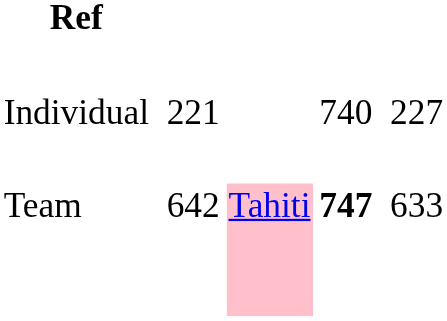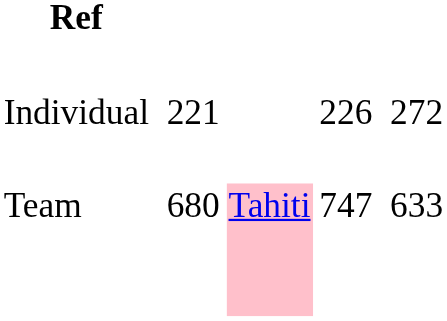(346, 112) 740 -> (346, 112) 226
(417, 112) 227 -> (417, 112) 272
(193, 204) 642 -> (193, 204) 680
(346, 204) bold -> (346, 204) normal
